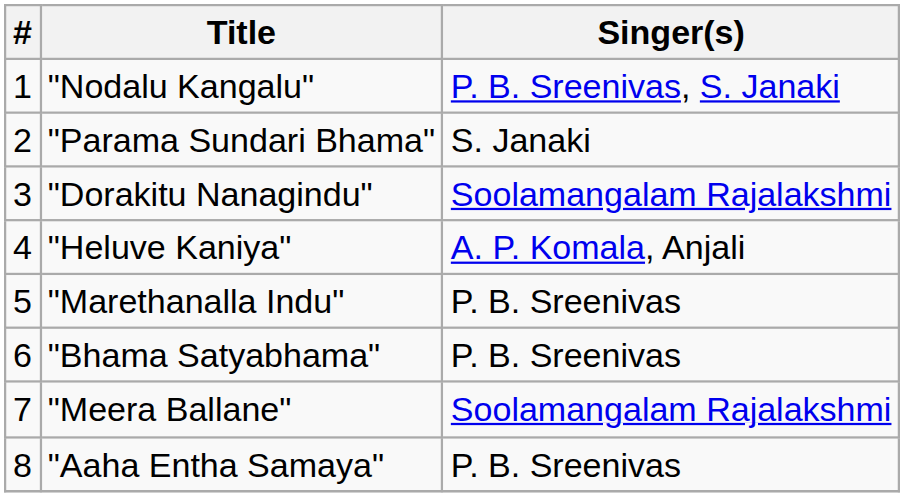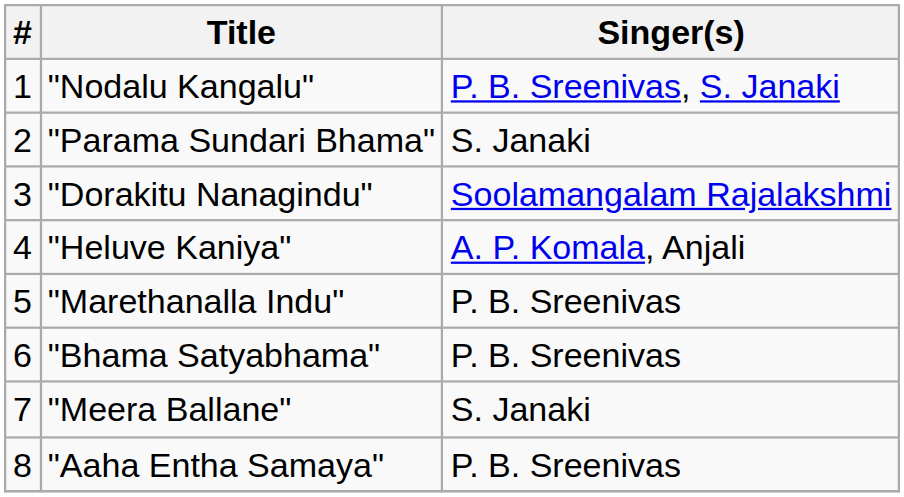(671, 410) Soolamangalam Rajalakshmi -> (521, 410) S. Janaki
